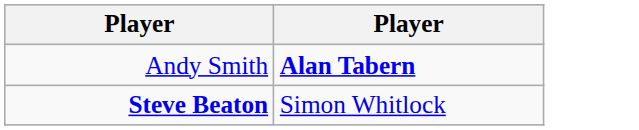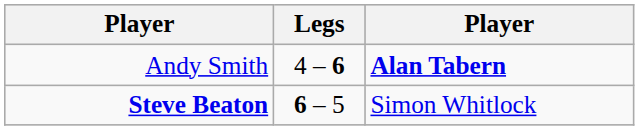+ column: (319, 24)
